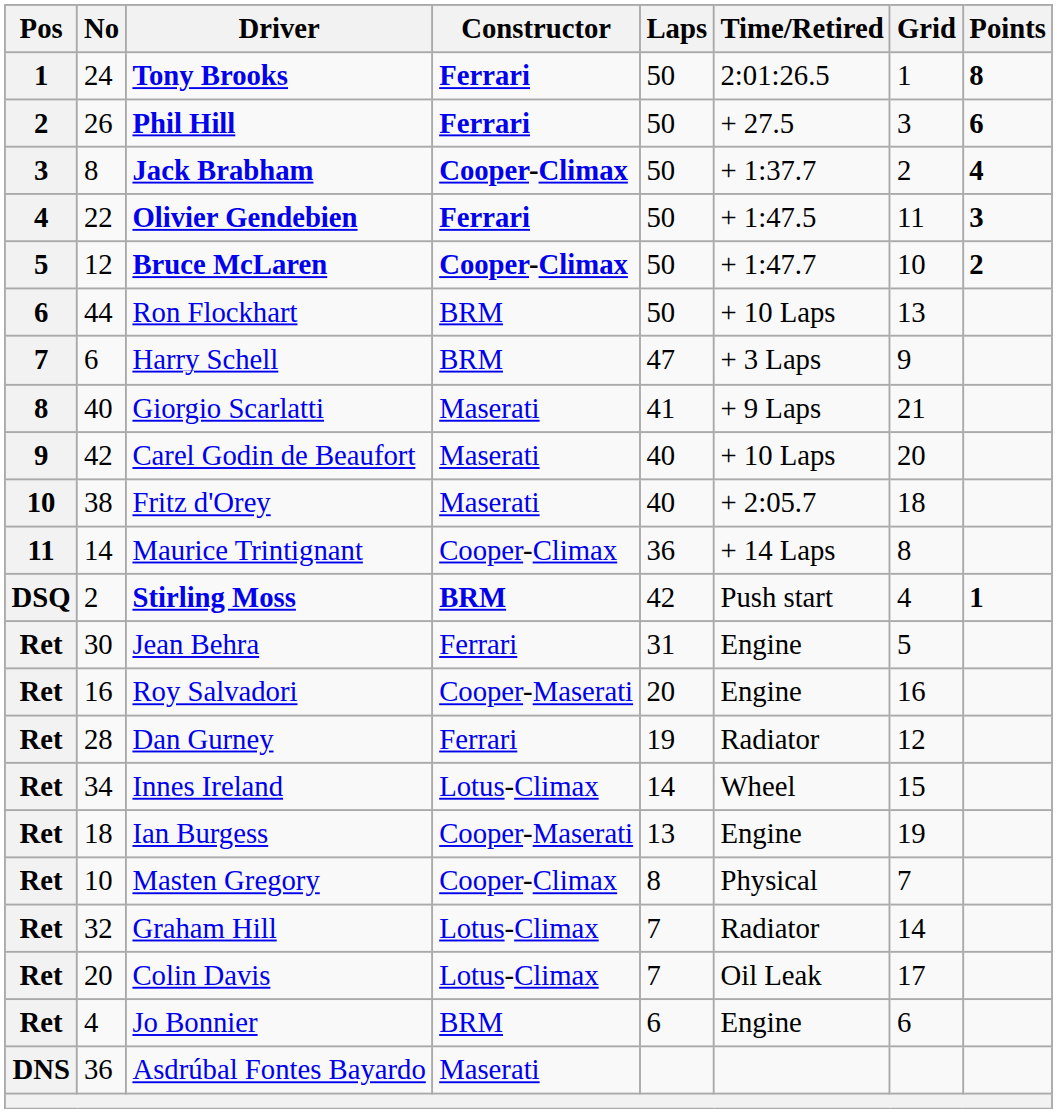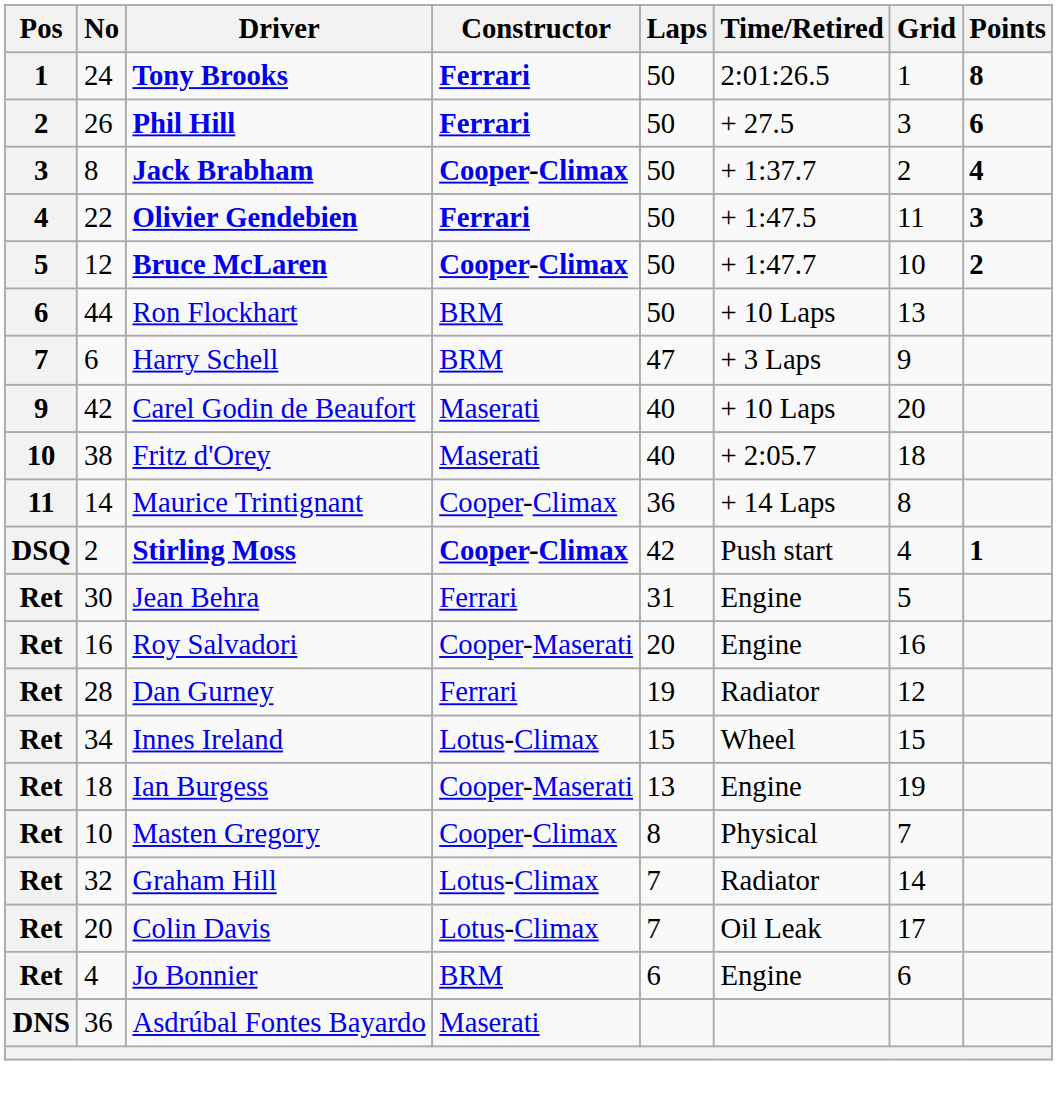- row: (228, 407)
(473, 596) BRM -> (534, 549) Cooper-Climax
(661, 786) 14 -> (661, 738) 15
